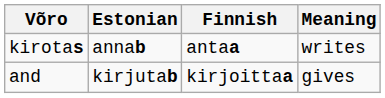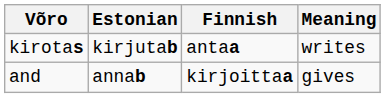(119, 48) annab -> (135, 48) kirjutab
(135, 77) kirjutab -> (119, 77) annab
